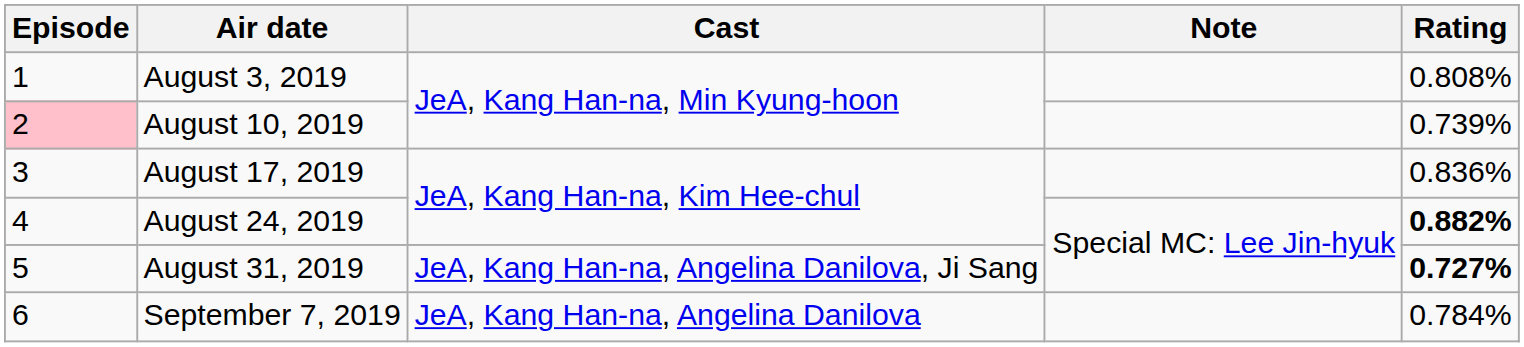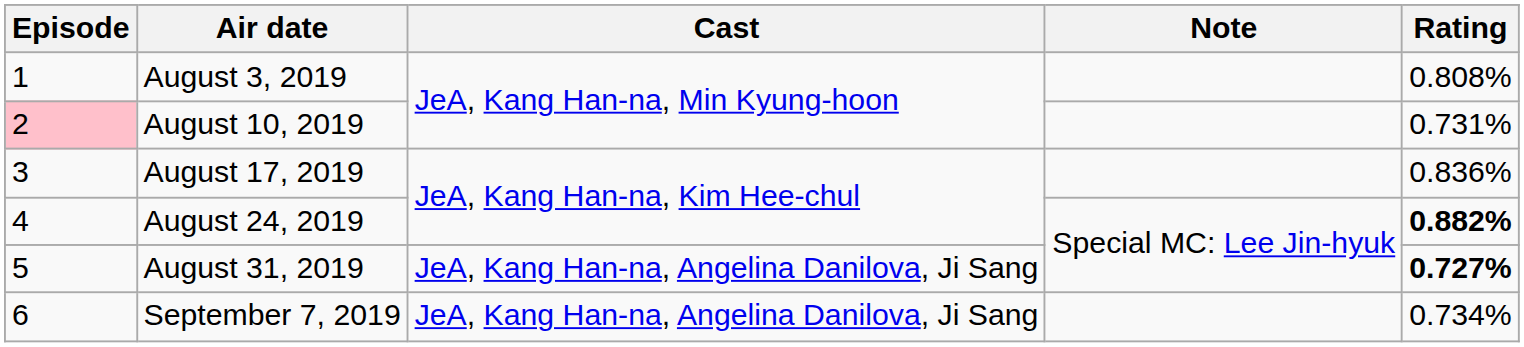(1460, 124) 0.739% -> (1460, 124) 0.731%
(668, 316) JeA, Kang Han-na, Angelina Danilova -> (727, 316) JeA, Kang Han-na, Angelina Danilova, Ji Sang
(1460, 316) 0.784% -> (1460, 316) 0.734%
